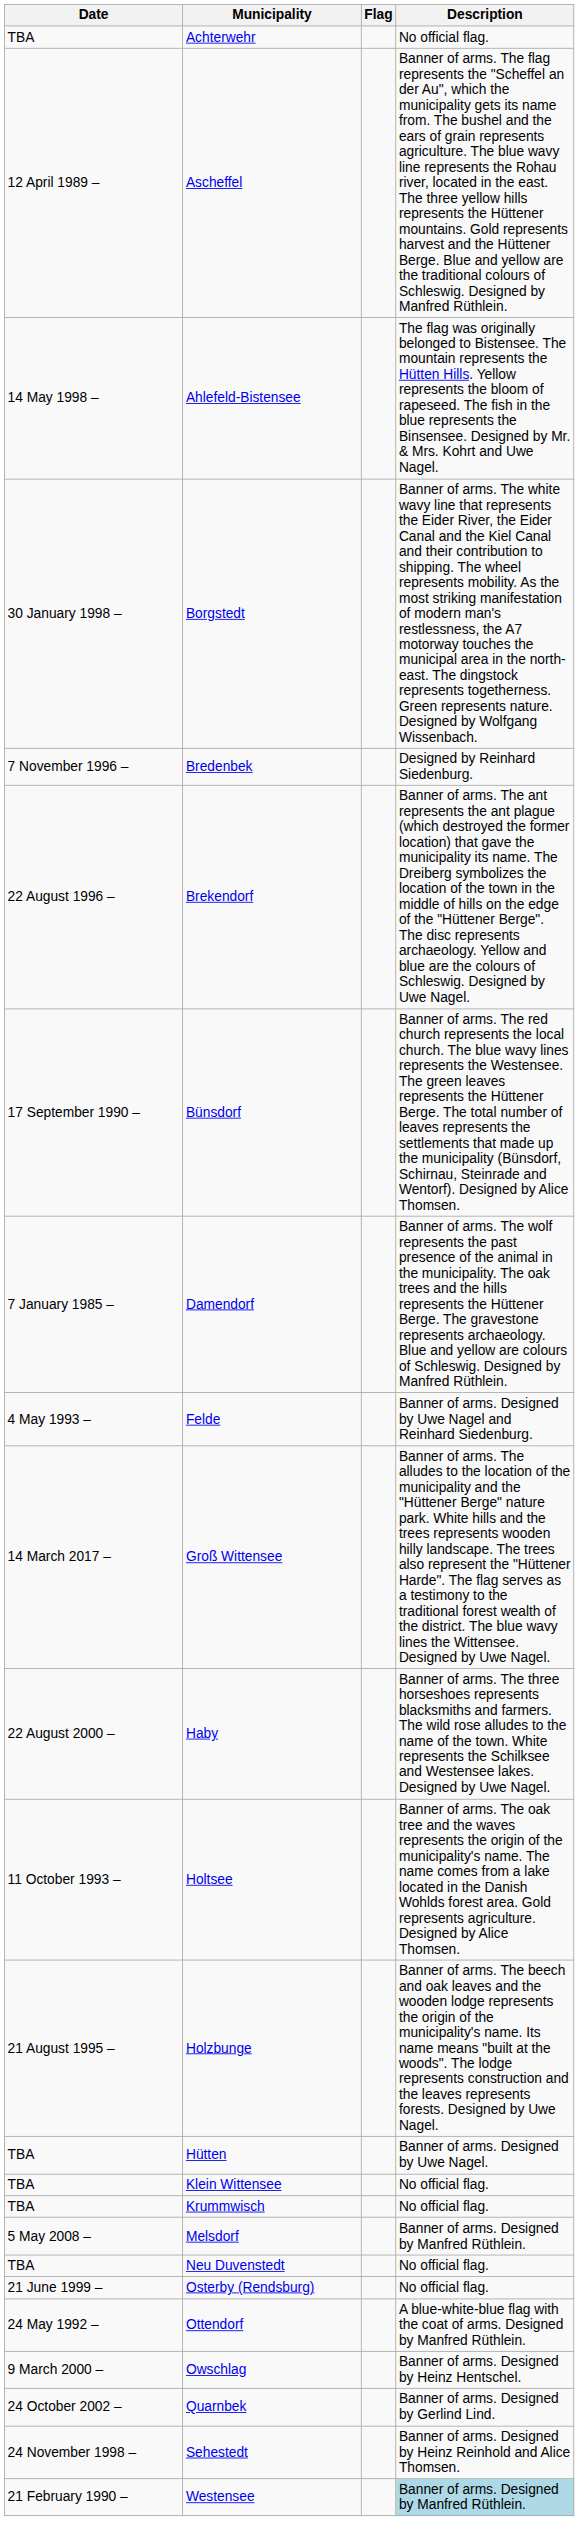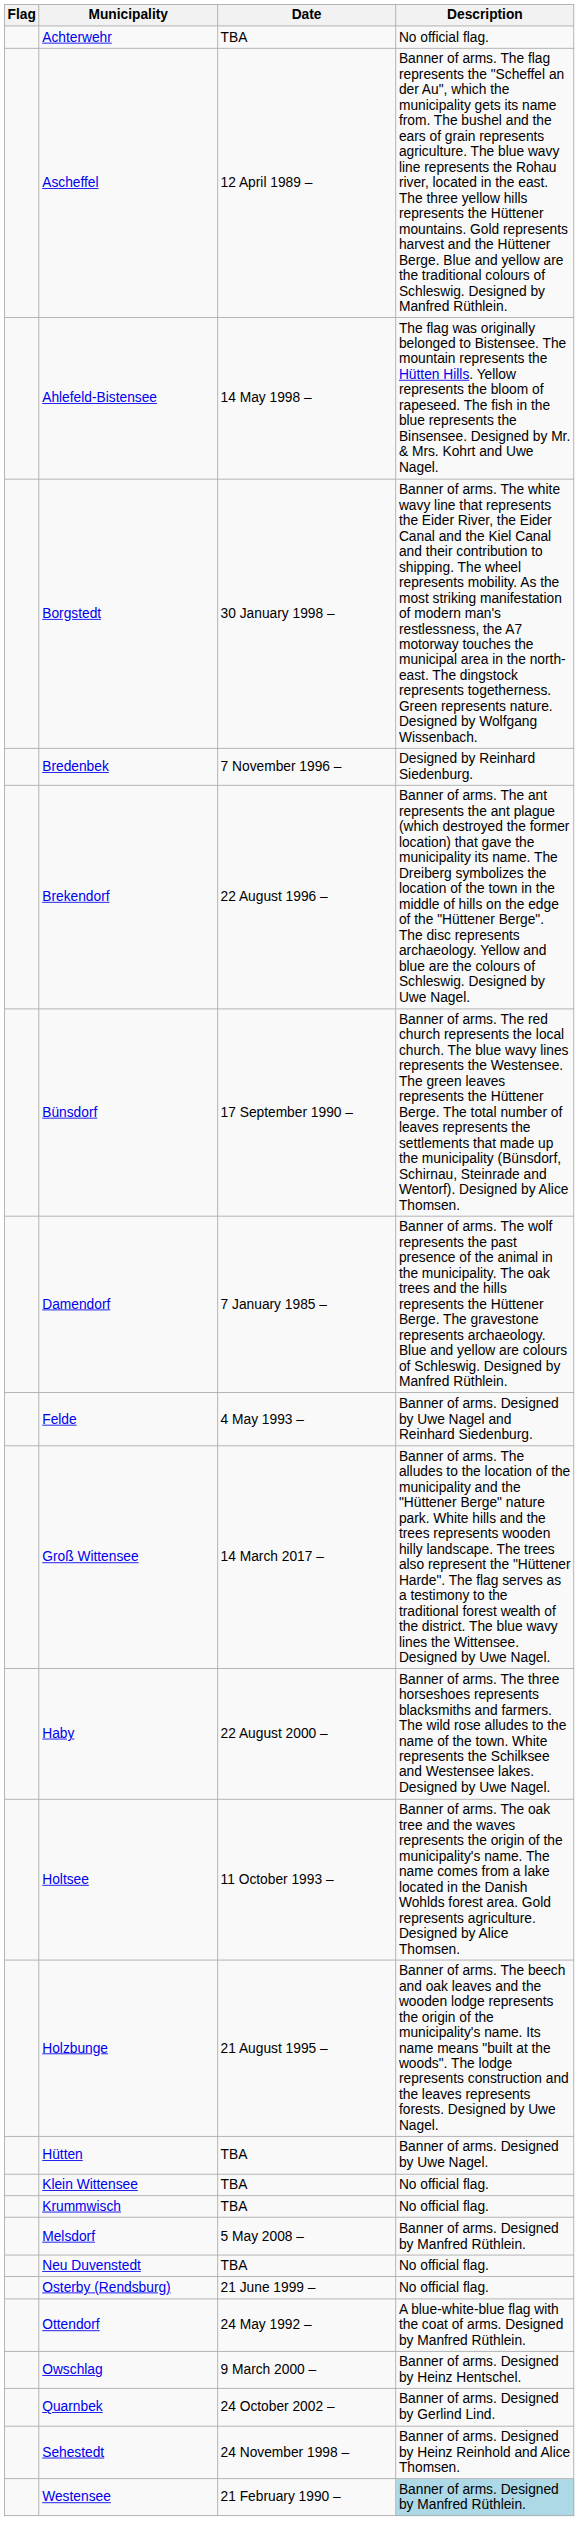columns swapped: (378, 15) <-> (94, 15)
